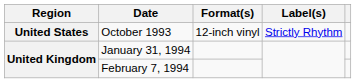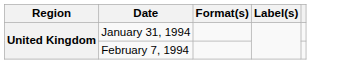- row: (136, 31)
